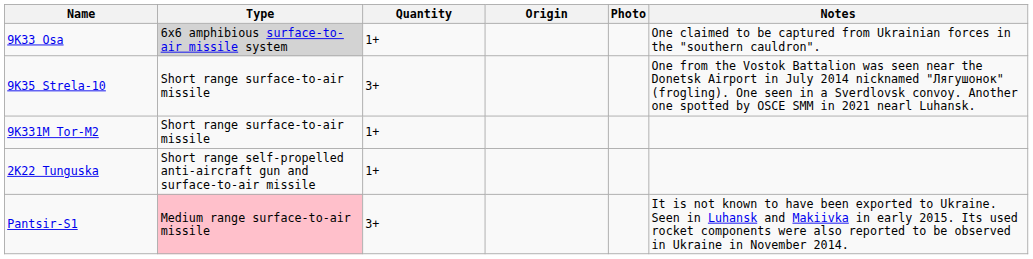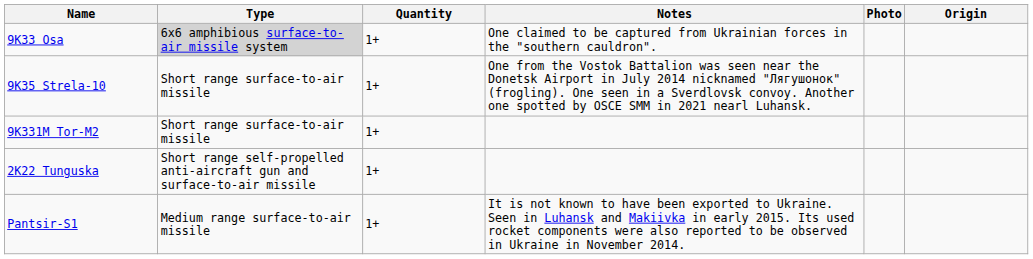columns swapped: (547, 14) <-> (838, 14)
(372, 86) 3+ -> (372, 86) 1+
(256, 224) pink background -> (256, 224) no background
(372, 224) 3+ -> (372, 224) 1+
